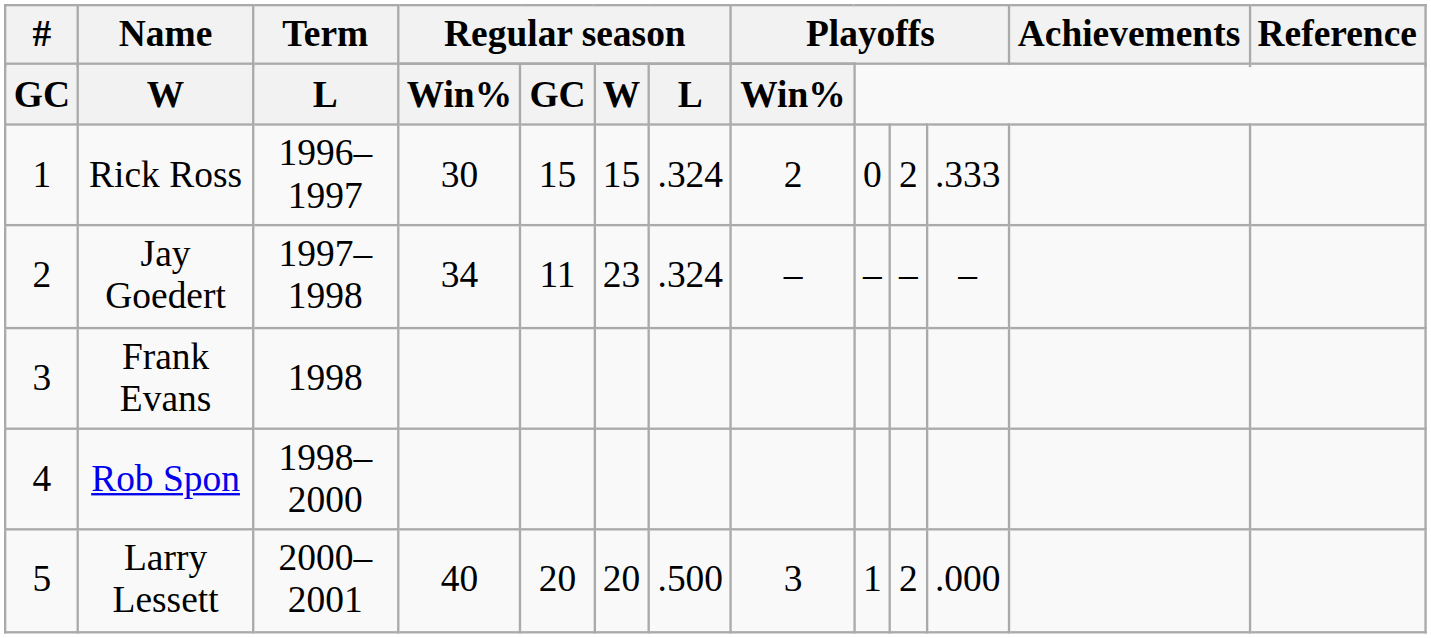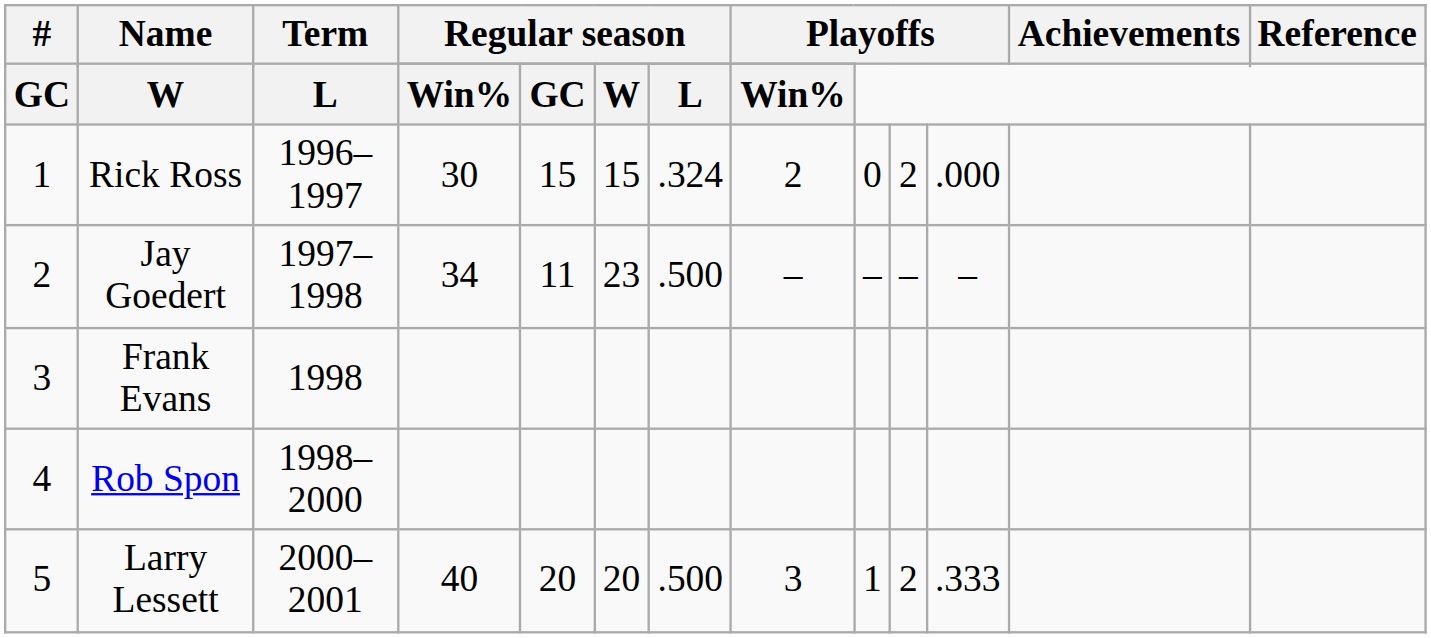(968, 174) .333 -> (968, 174) .000
(690, 275) .324 -> (690, 275) .500
(968, 579) .000 -> (968, 579) .333
